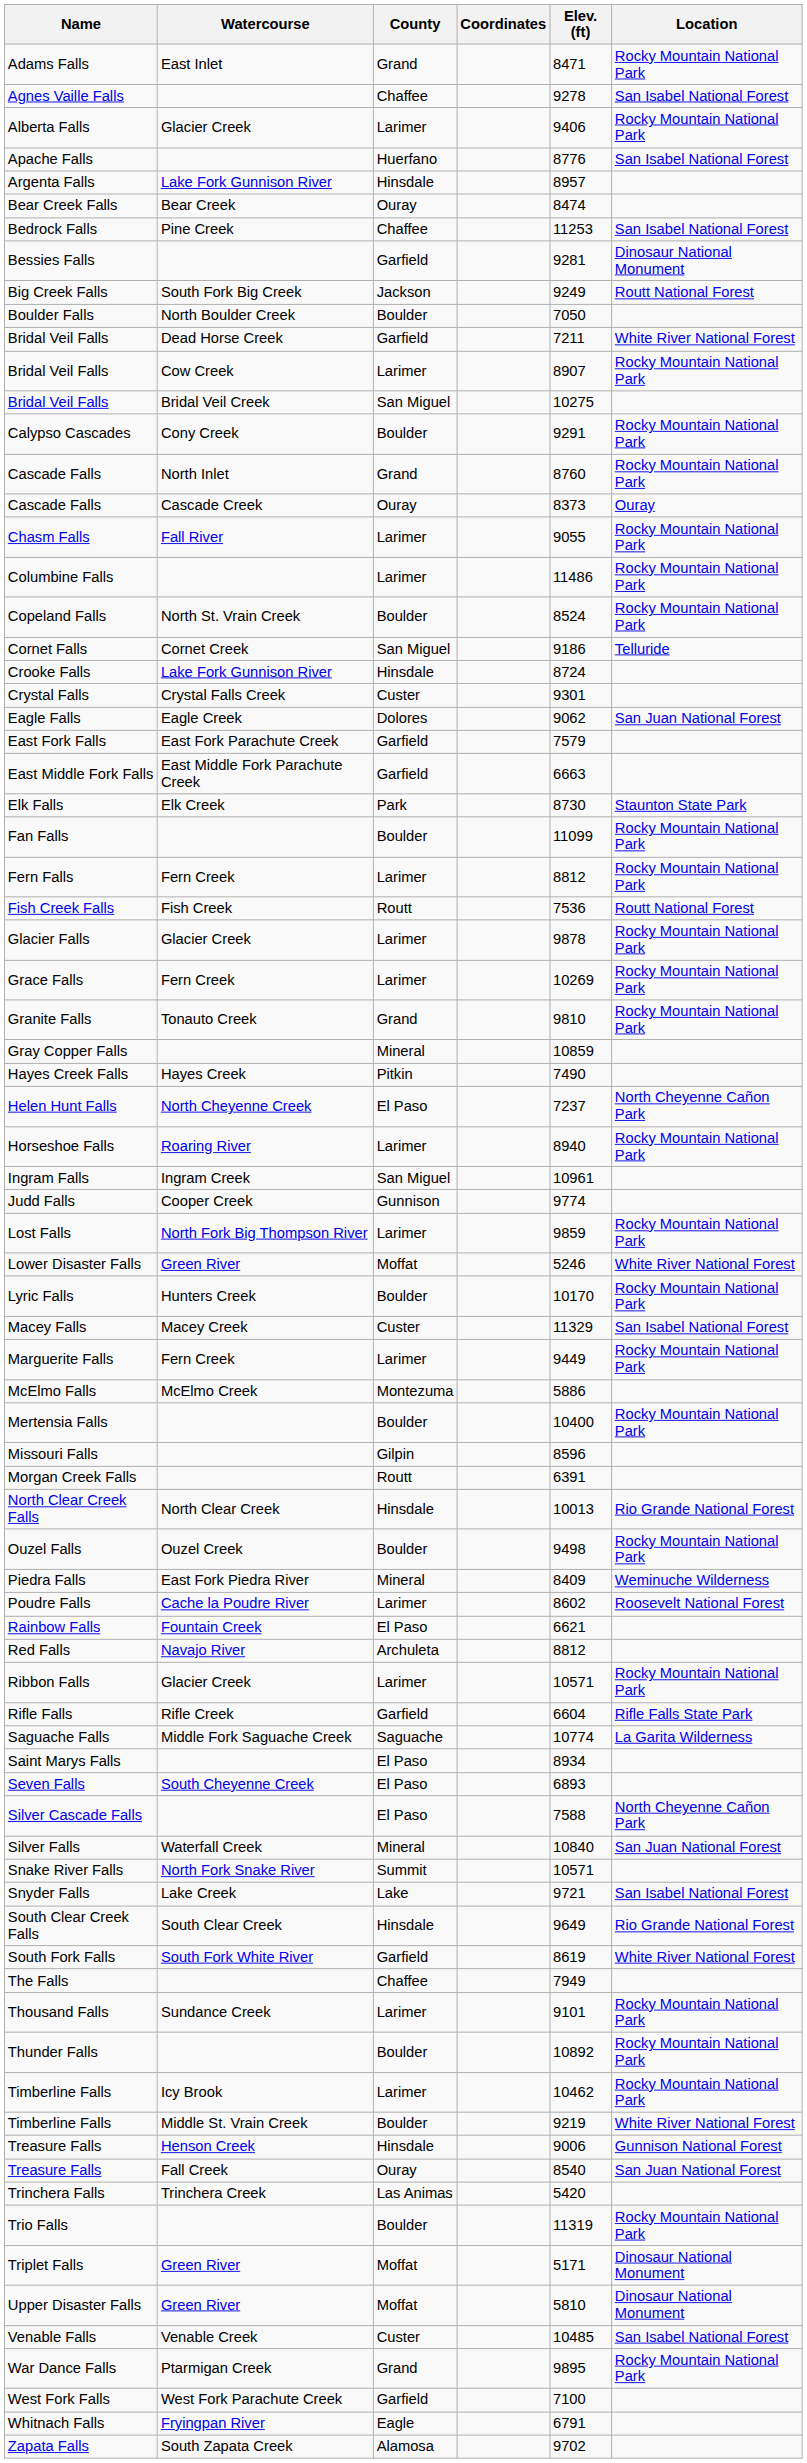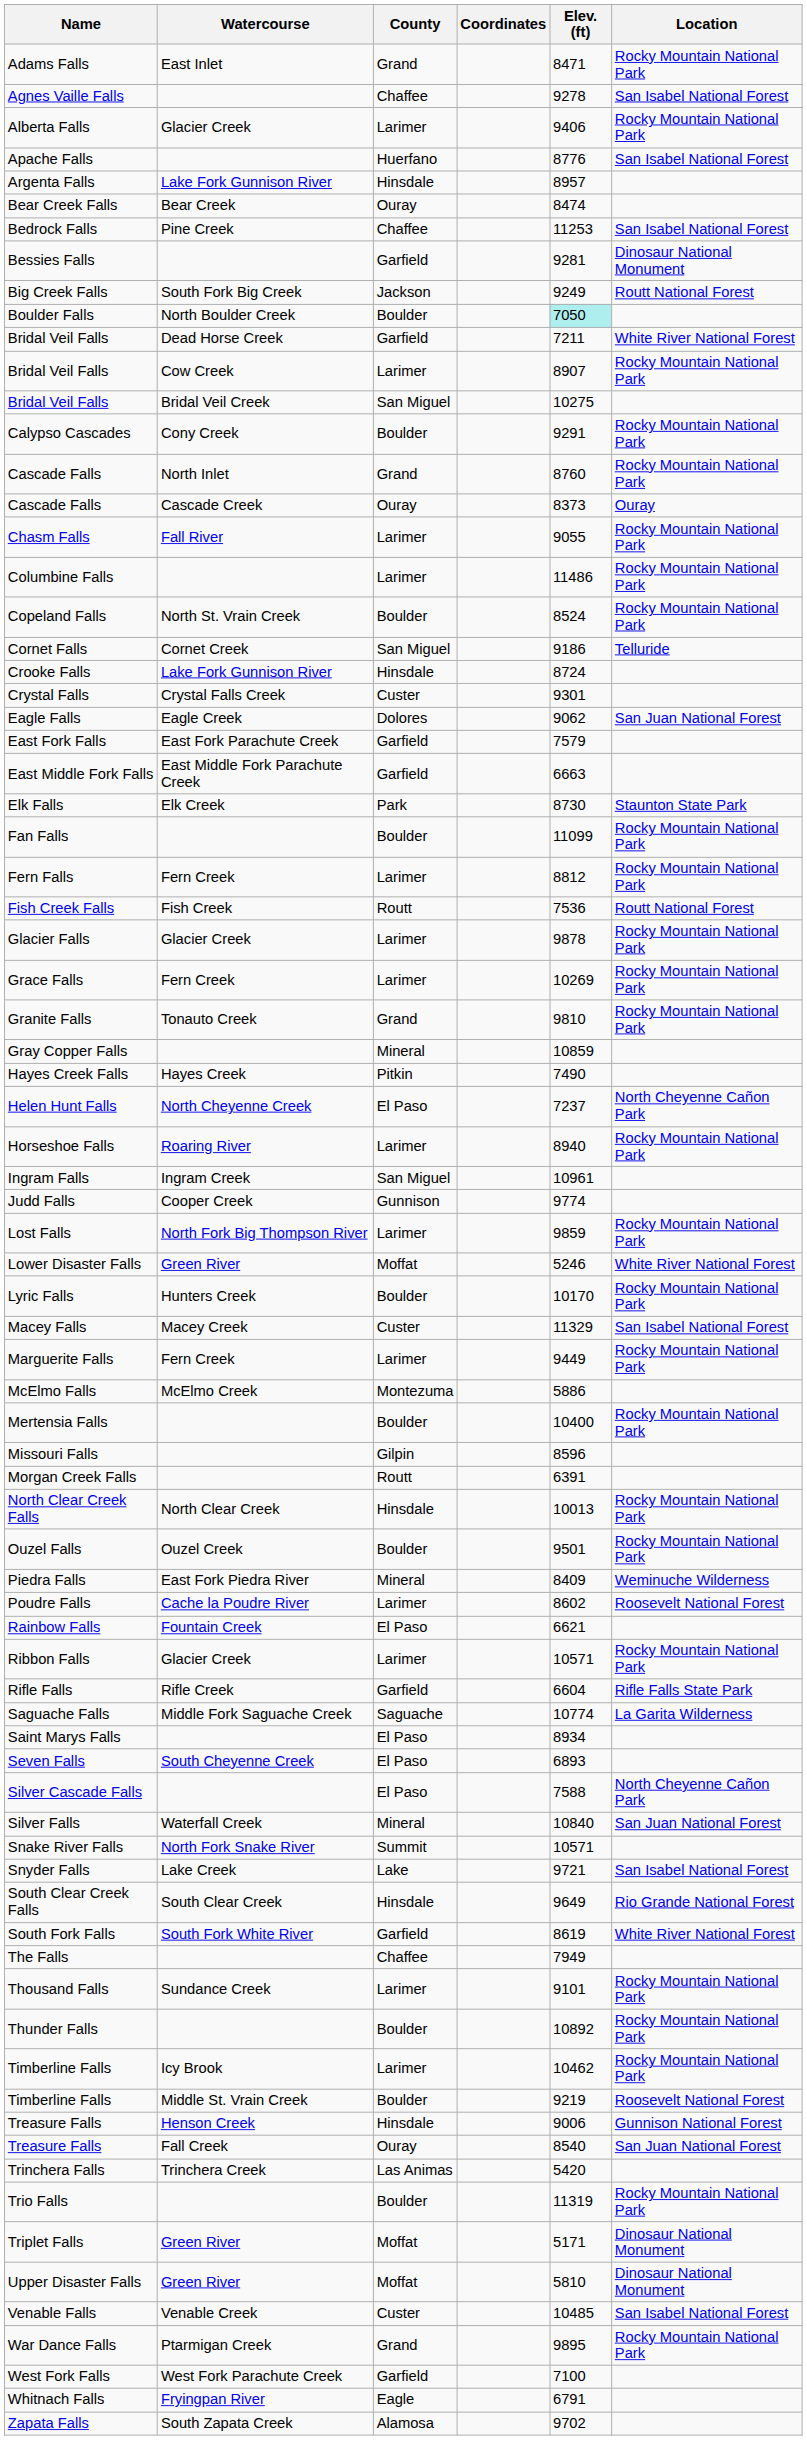(569, 315) no background -> (569, 315) paleturquoise background
(704, 1509) Rio Grande National Forest -> (697, 1509) Rocky Mountain National Park
(569, 1549) 9498 -> (569, 1549) 9501
- row: (39, 1650)
(705, 2123) White River National Forest -> (700, 2100) Roosevelt National Forest
